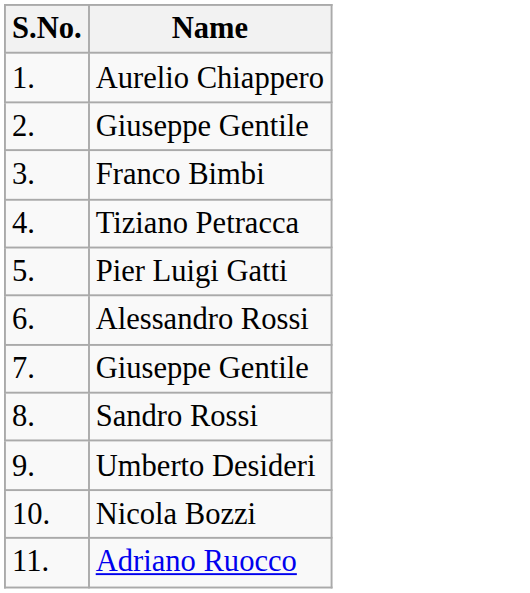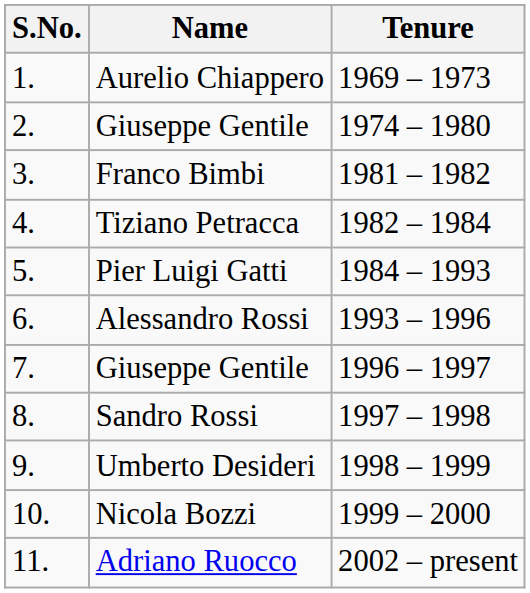+ column: (428, 28)
